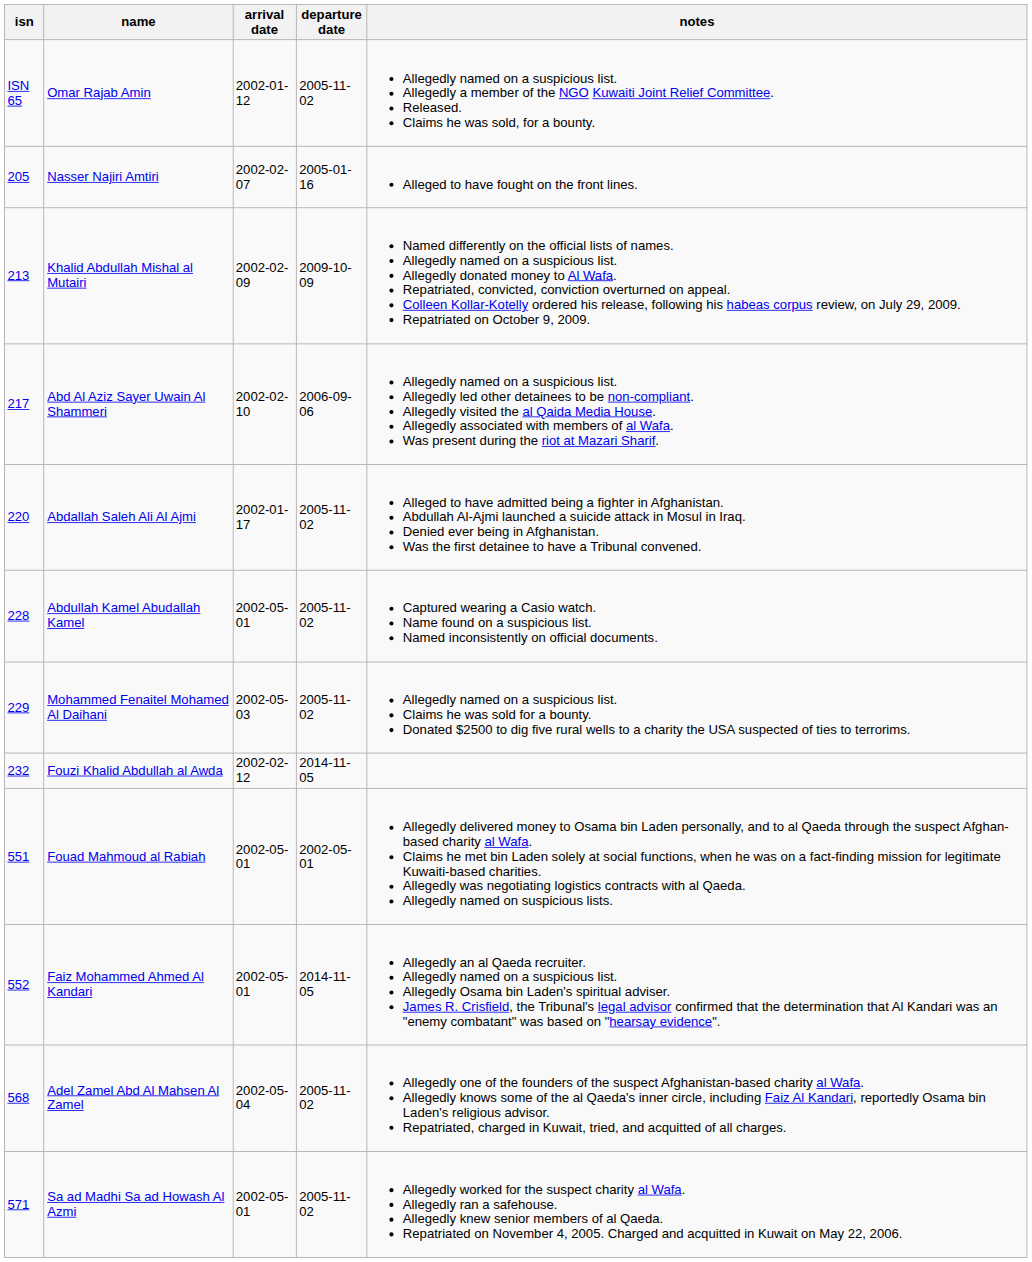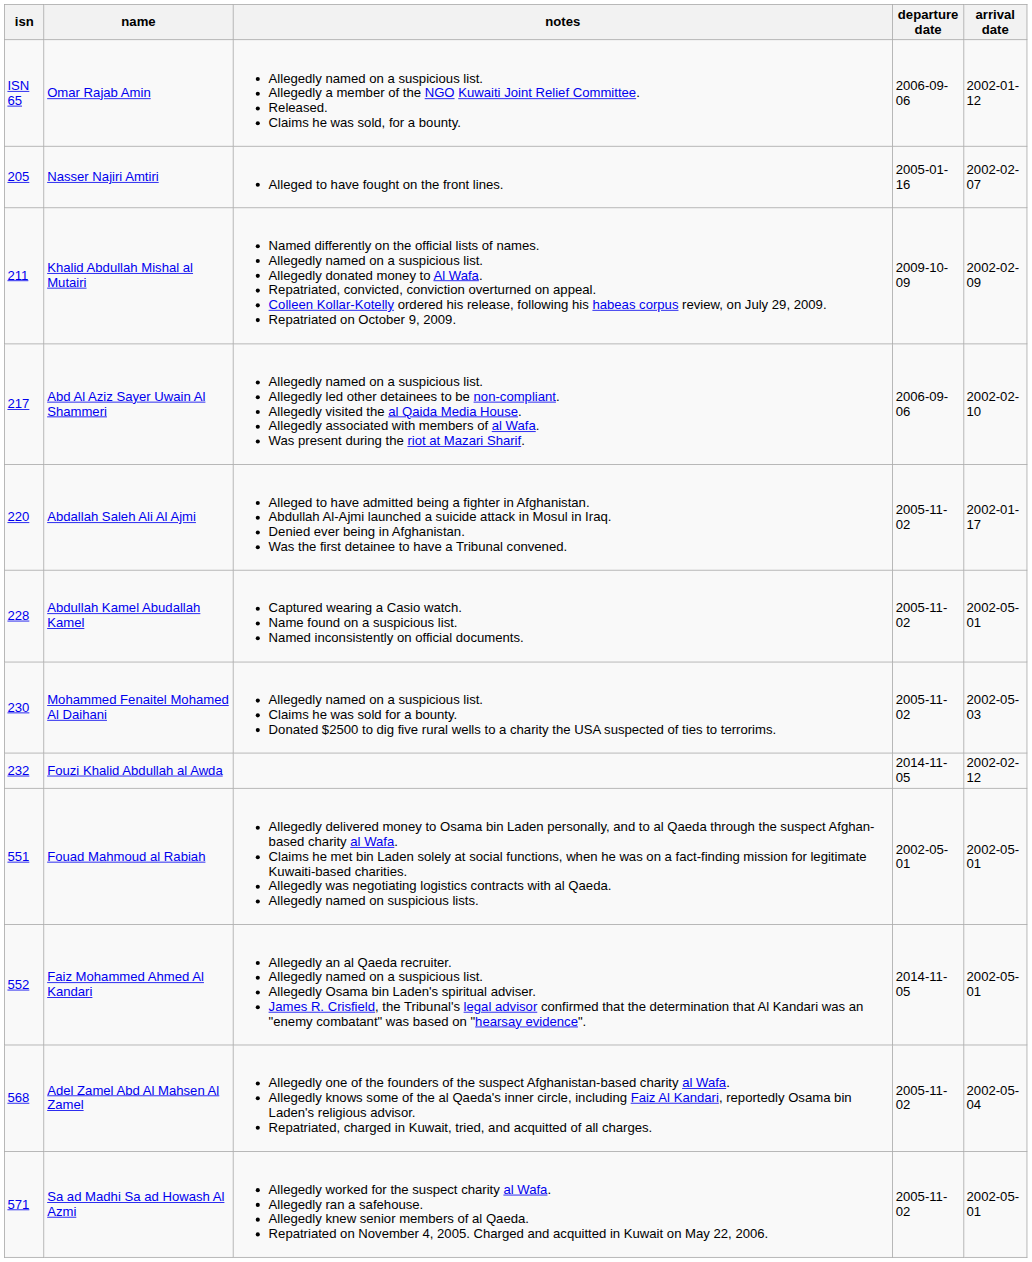columns swapped: (264, 22) <-> (697, 22)
(325, 93) 2005-11-02 -> (922, 93) 2006-09-06
(18, 275) 213 -> (18, 275) 211
(18, 707) 229 -> (18, 707) 230
